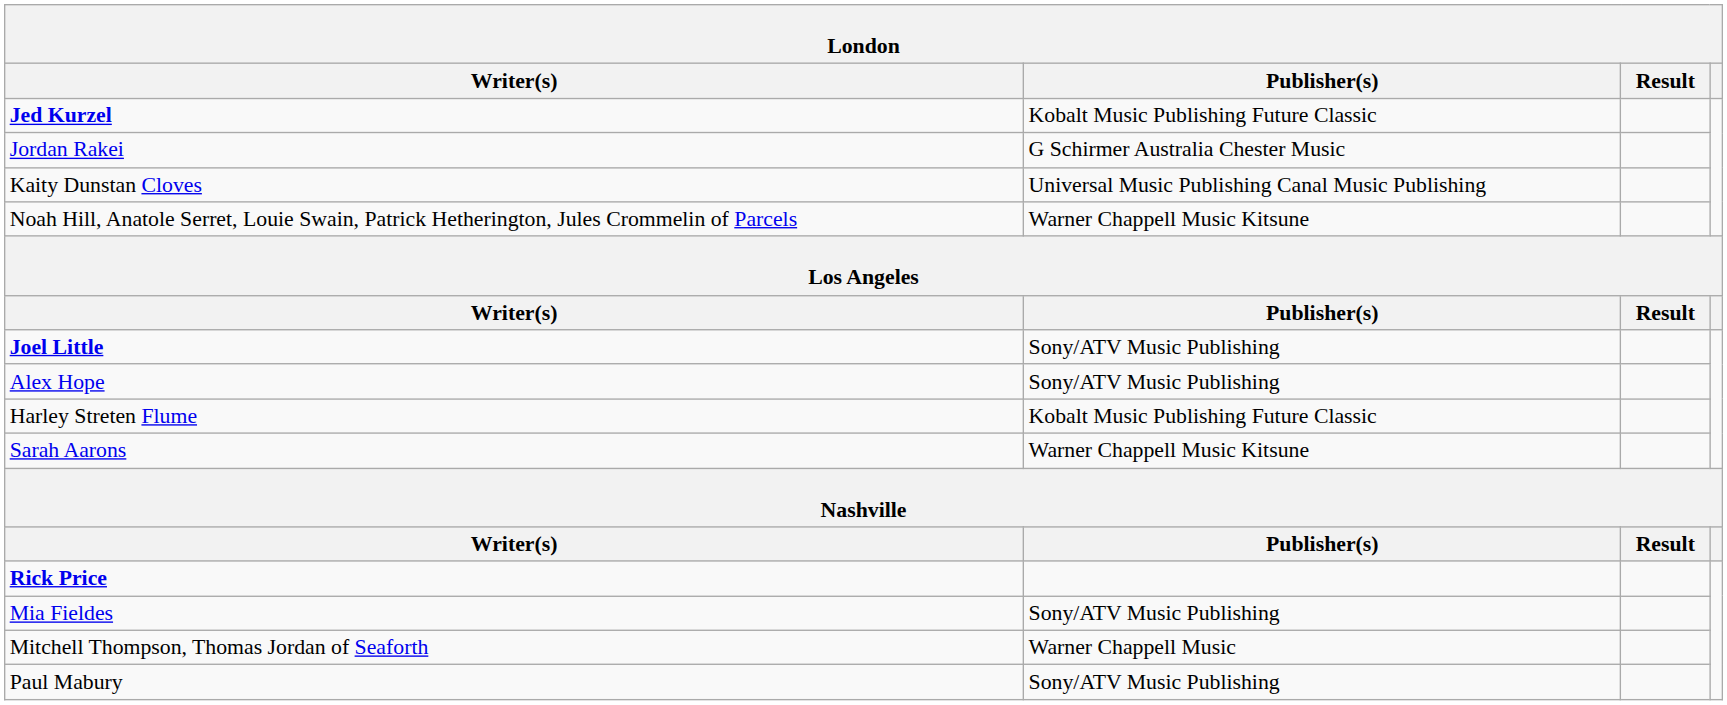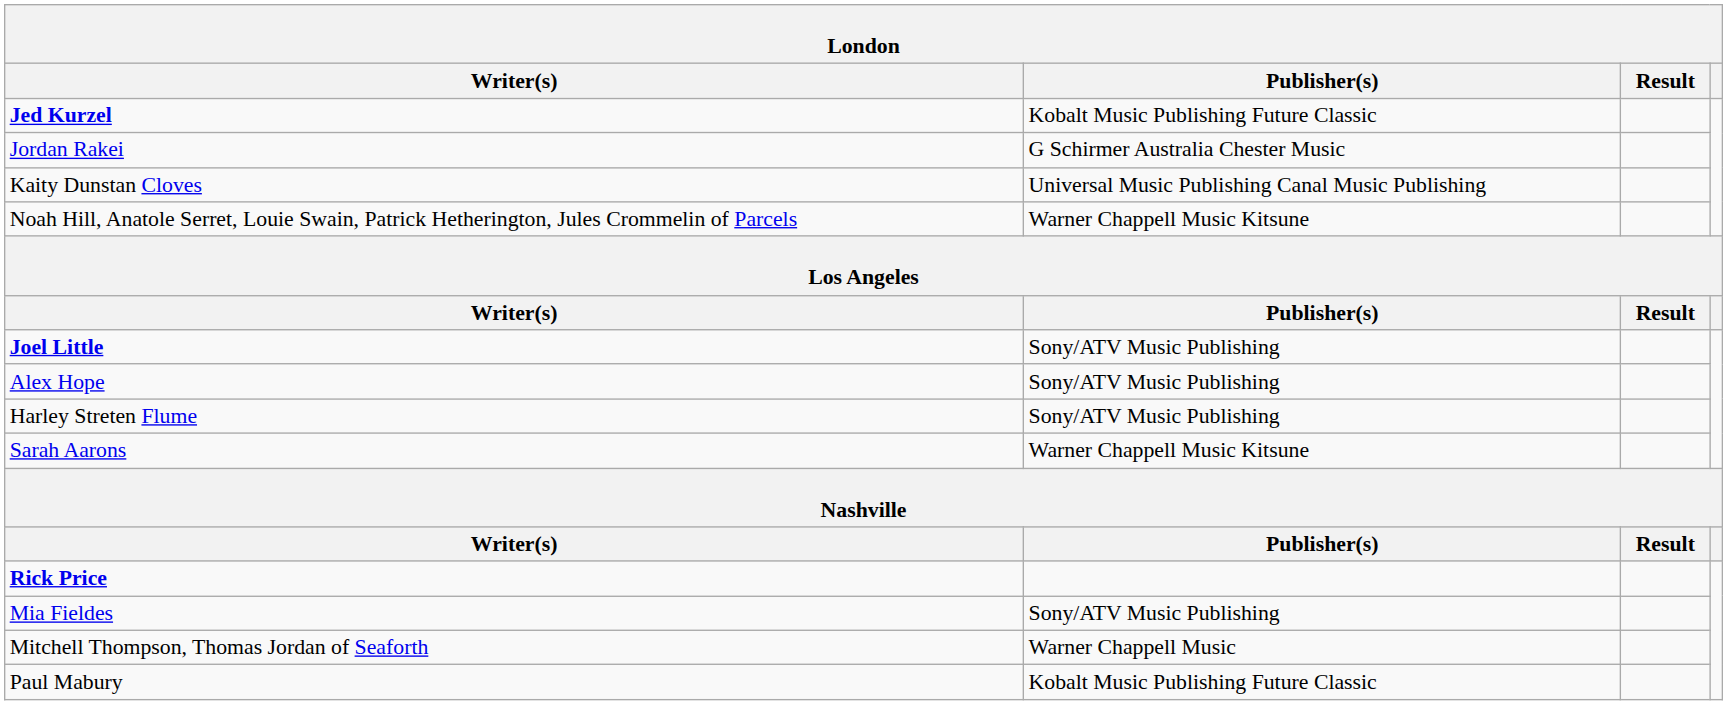(1203, 415) Kobalt Music Publishing Future Classic -> (1154, 415) Sony/ATV Music Publishing
(1154, 681) Sony/ATV Music Publishing -> (1203, 681) Kobalt Music Publishing Future Classic
